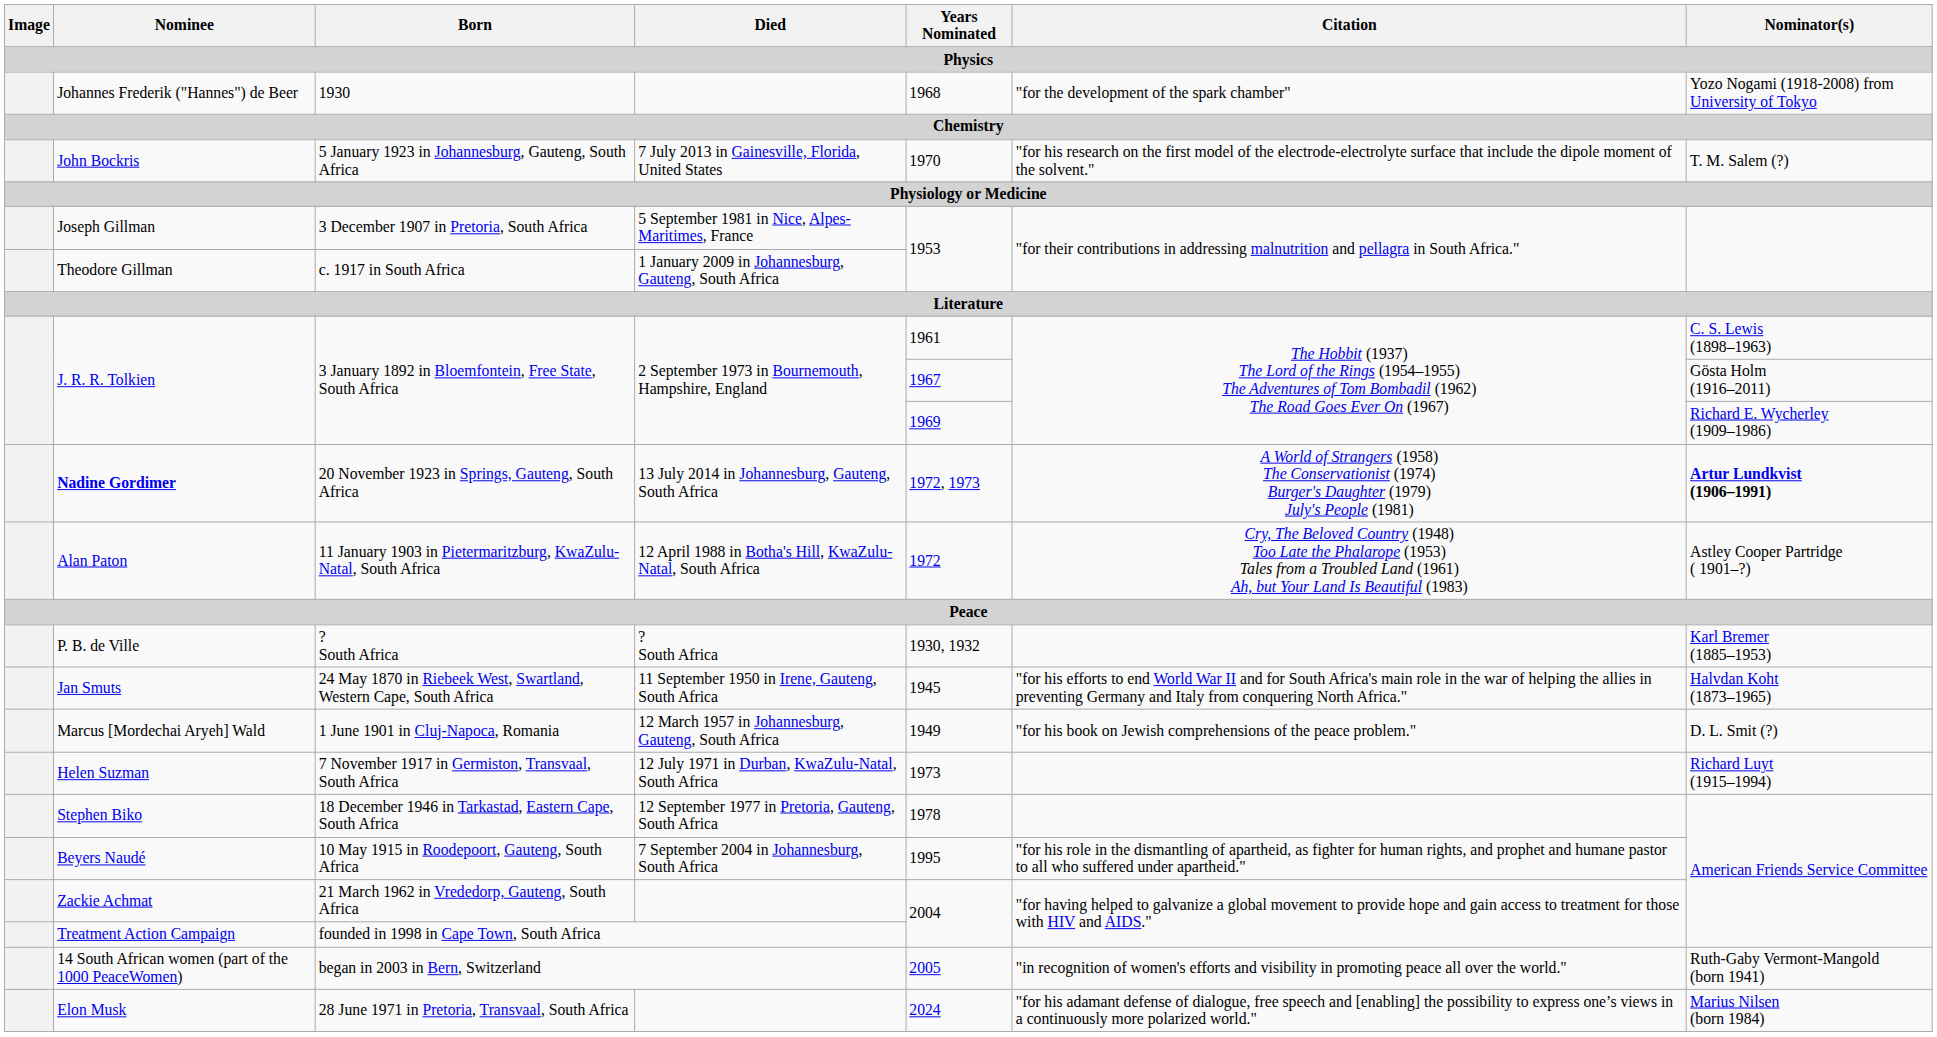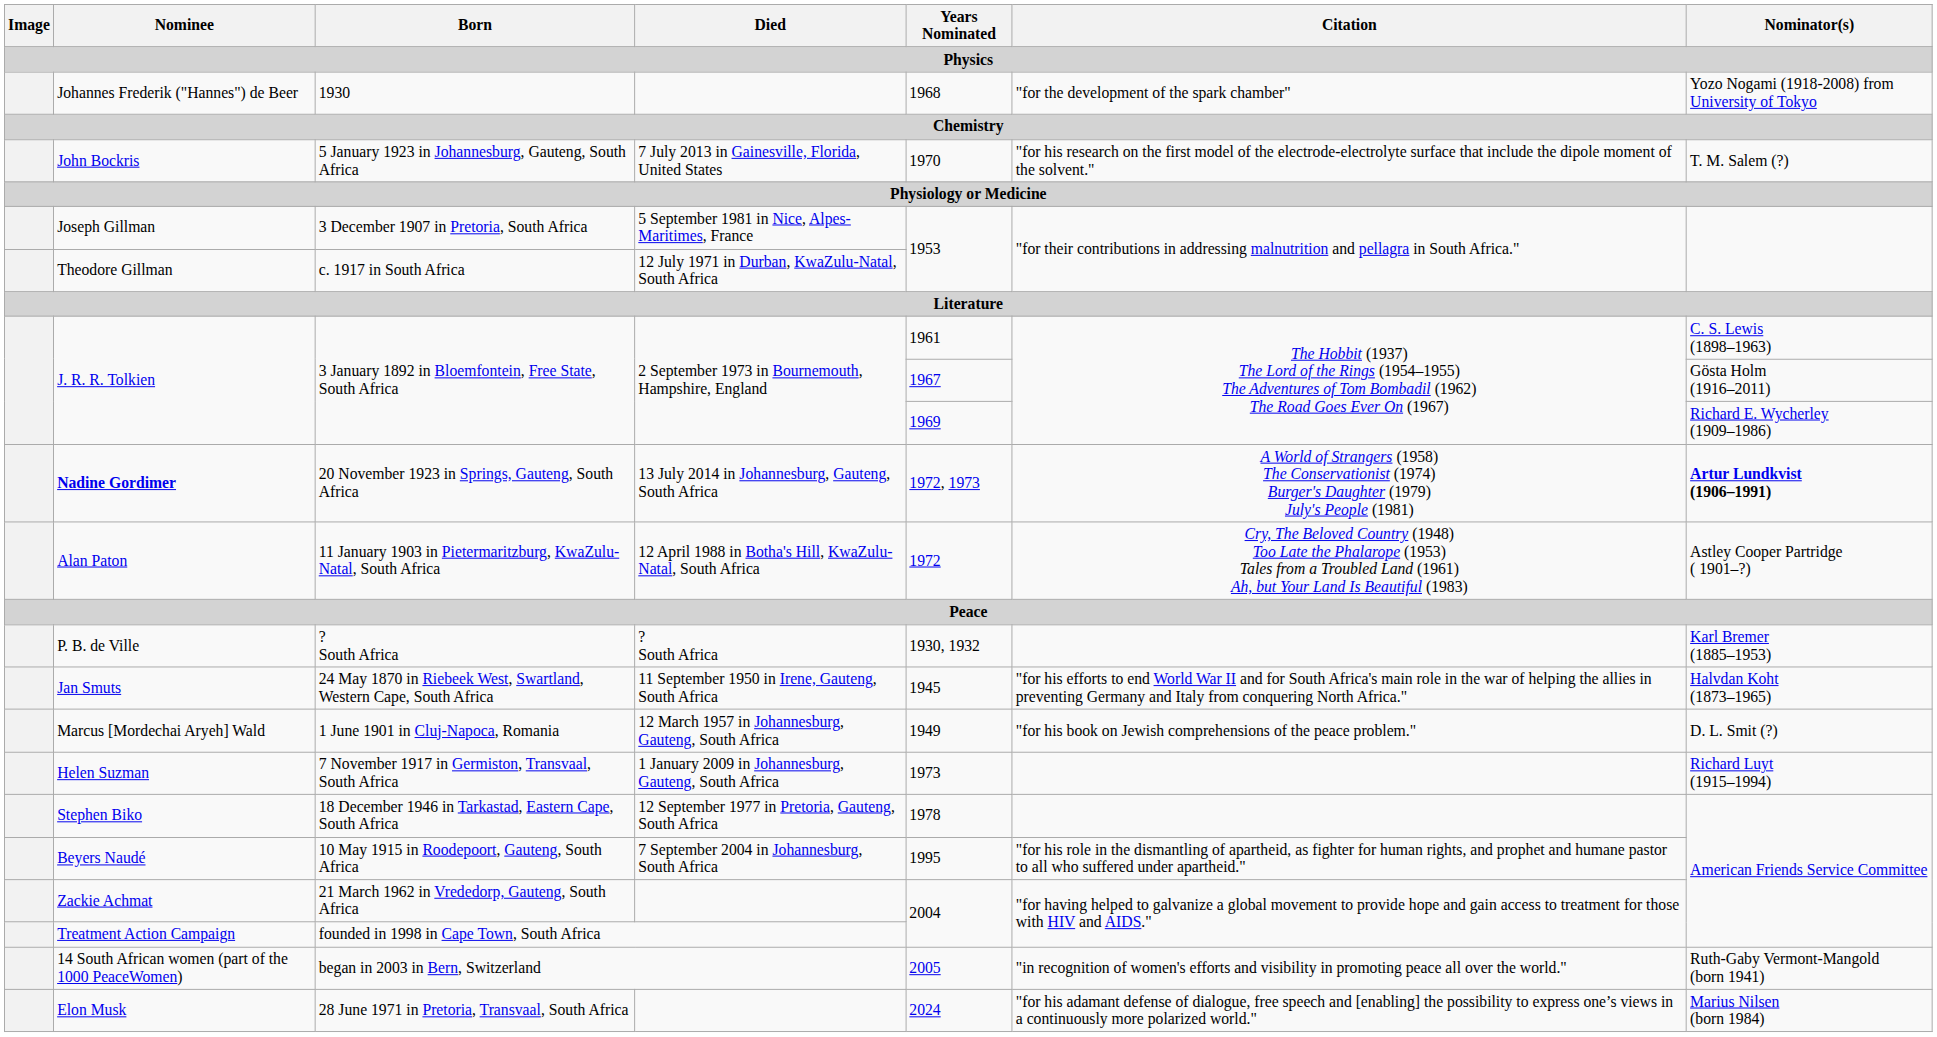(741, 270) 1 January 2009 in Johannesburg, Gauteng, South Africa -> (767, 270) 12 July 1971 in Durban, KwaZulu-Natal, South Africa
(767, 773) 12 July 1971 in Durban, KwaZulu-Natal, South Africa -> (741, 773) 1 January 2009 in Johannesburg, Gauteng, South Africa
